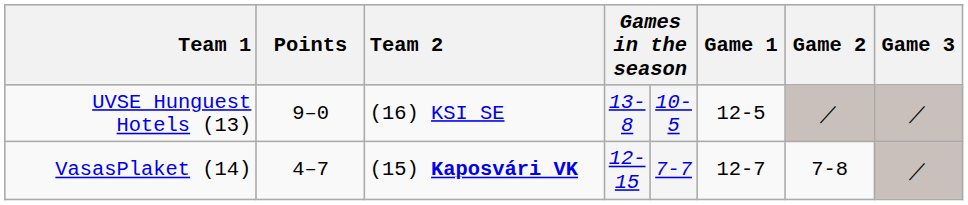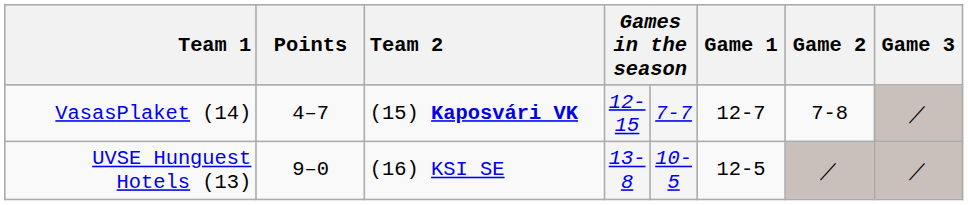rows swapped: (172, 114) <-> (153, 170)
